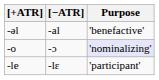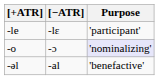rows swapped: (13, 65) <-> (13, 30)
